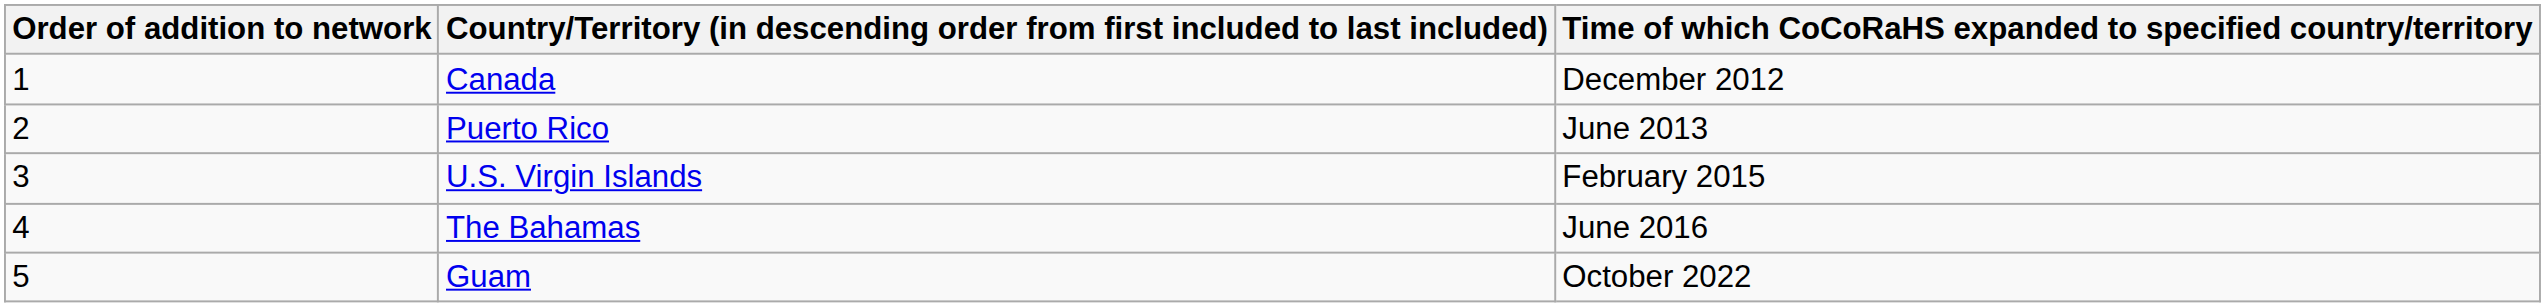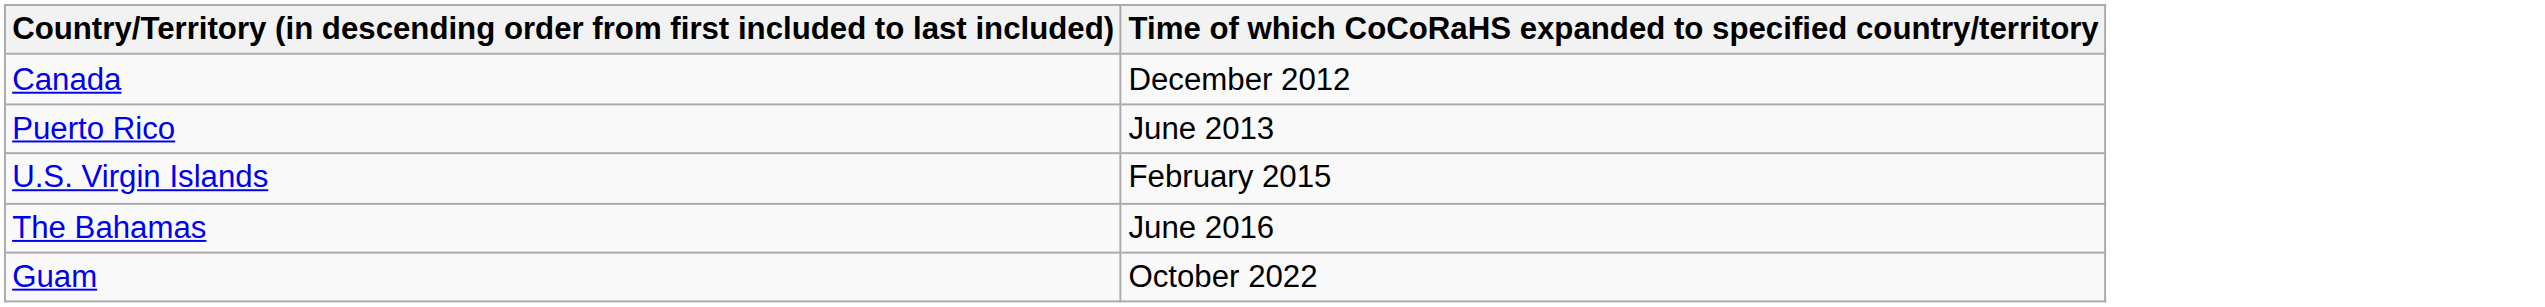- column: (222, 29)
